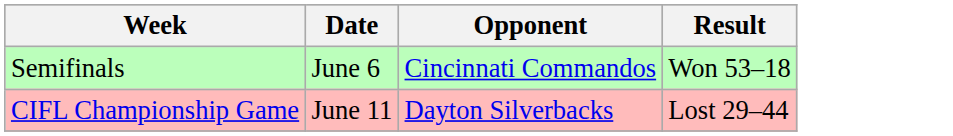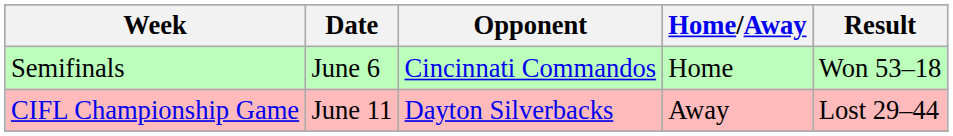+ column: (737, 25)
